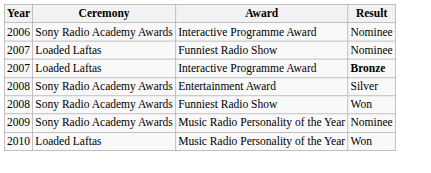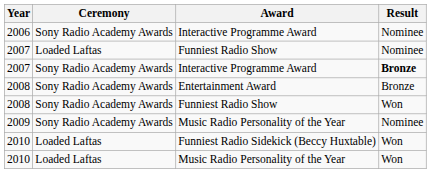(68, 68) Loaded Laftas -> (104, 68) Sony Radio Academy Awards
(364, 86) Silver -> (398, 86) Bronze
+ row: (19, 141)
